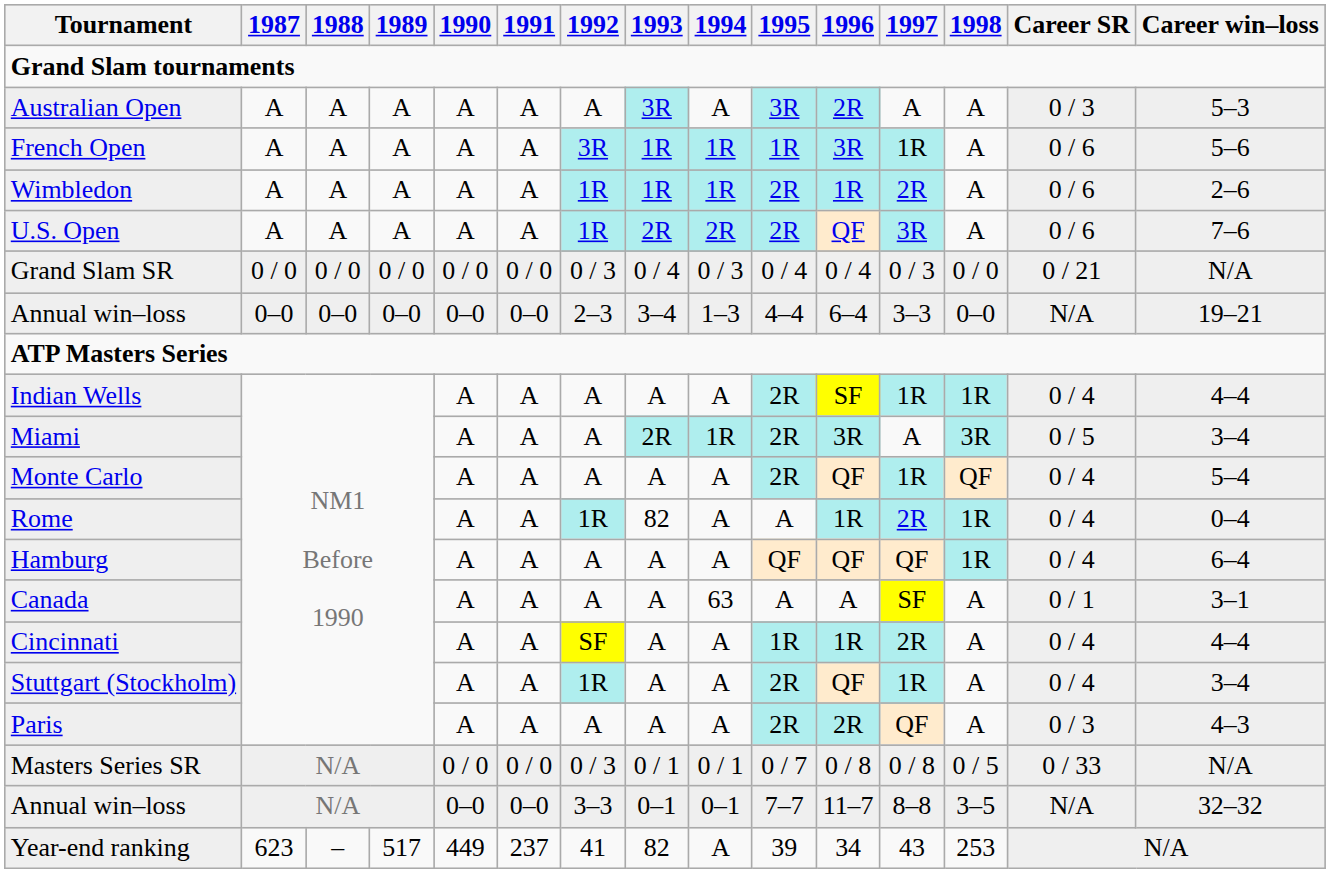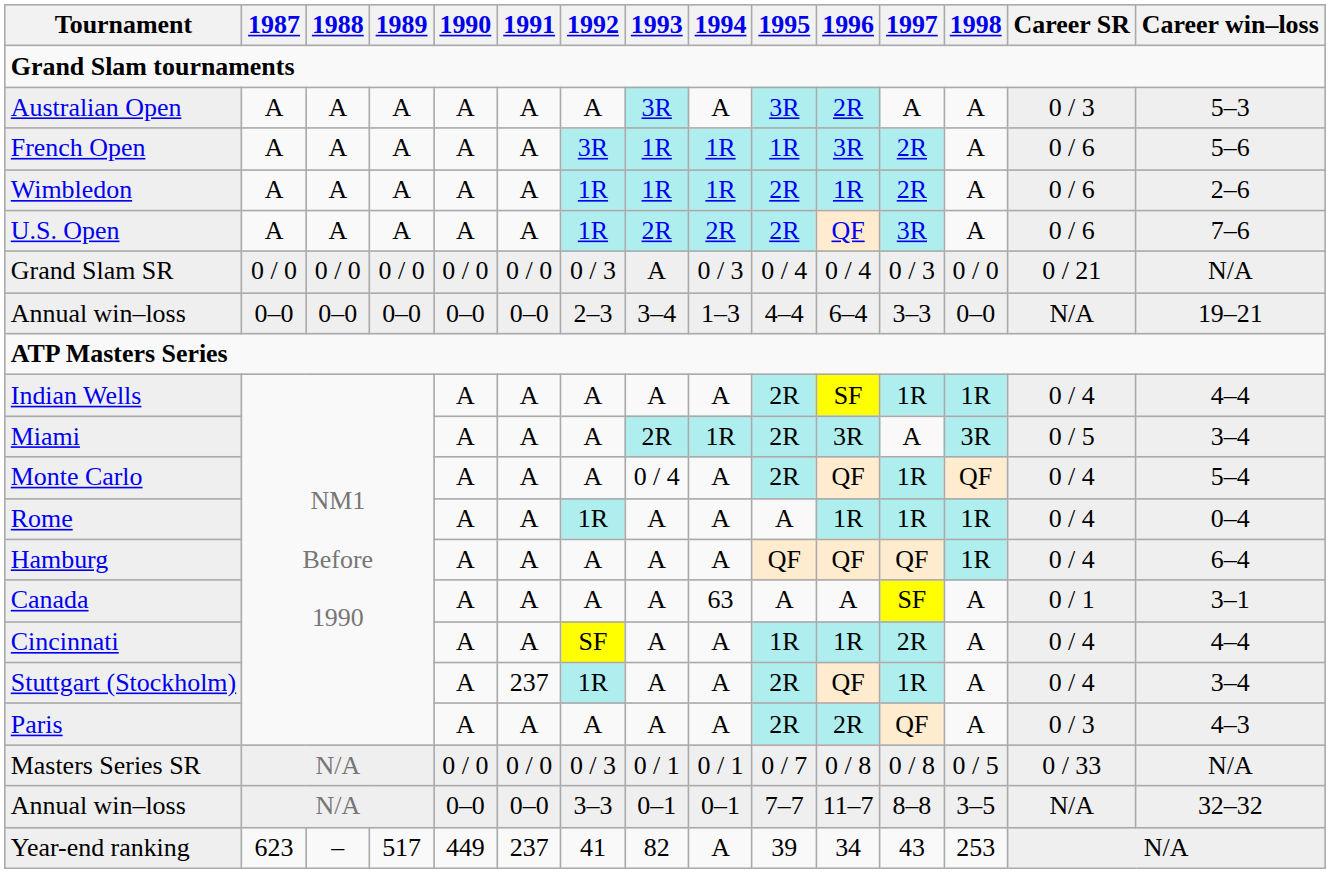(912, 148) 1R -> (912, 148) 2R
(657, 271) 0 / 4 -> (657, 271) A
(657, 477) A -> (657, 477) 0 / 4
(657, 518) 82 -> (657, 518) A
(912, 518) 2R -> (912, 518) 1R
(529, 682) A -> (529, 682) 237
